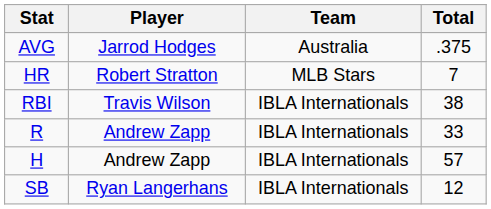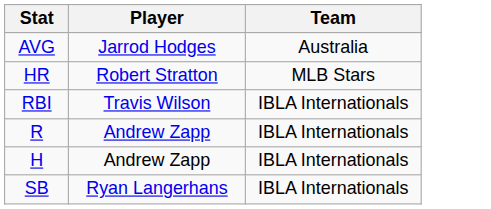- column: (453, 18)
